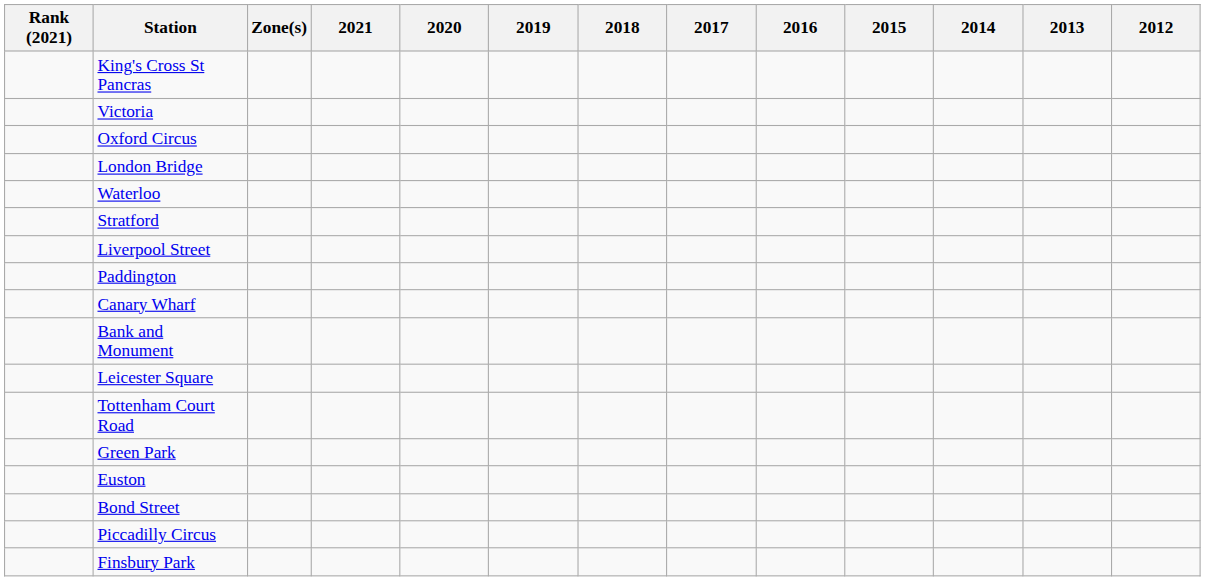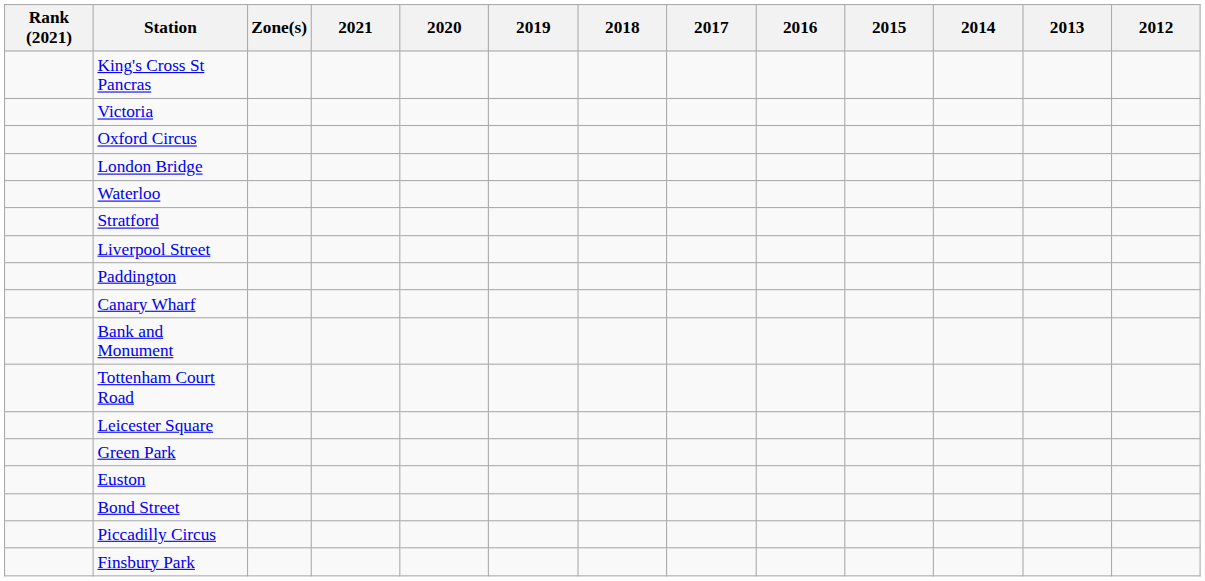rows swapped: (155, 377) <-> (156, 415)
